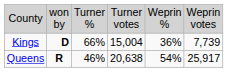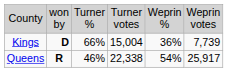(126, 59) 20,638 -> (126, 59) 22,338
